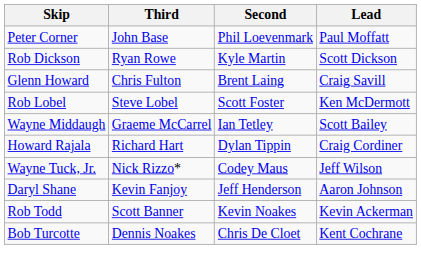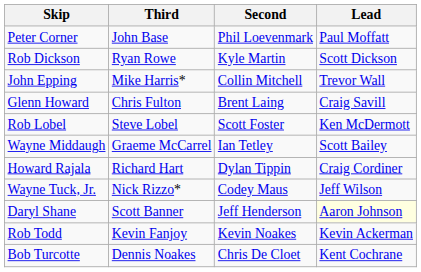+ row: (42, 80)
(149, 189) Kevin Fanjoy -> (148, 211) Scott Banner
(361, 189) no background -> (361, 211) lightyellow background
(148, 211) Scott Banner -> (149, 233) Kevin Fanjoy
